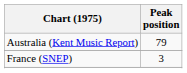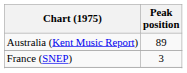(161, 42) 79 -> (161, 42) 89
